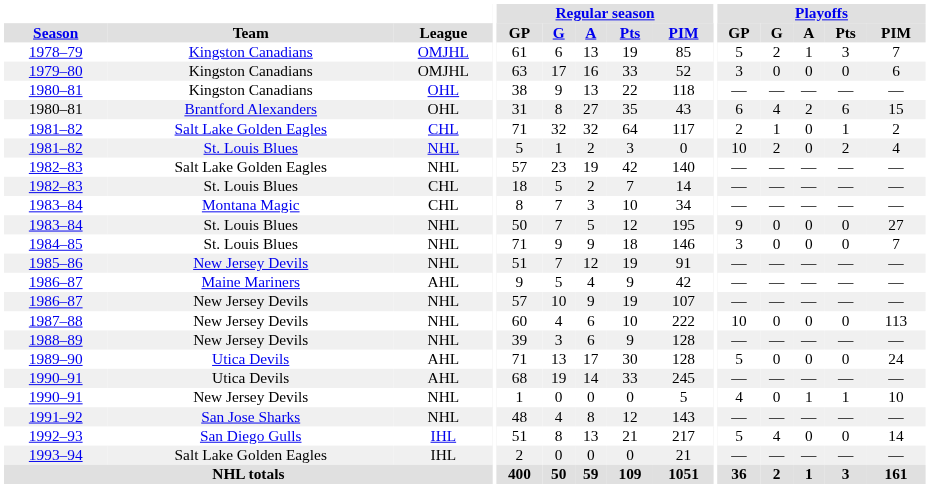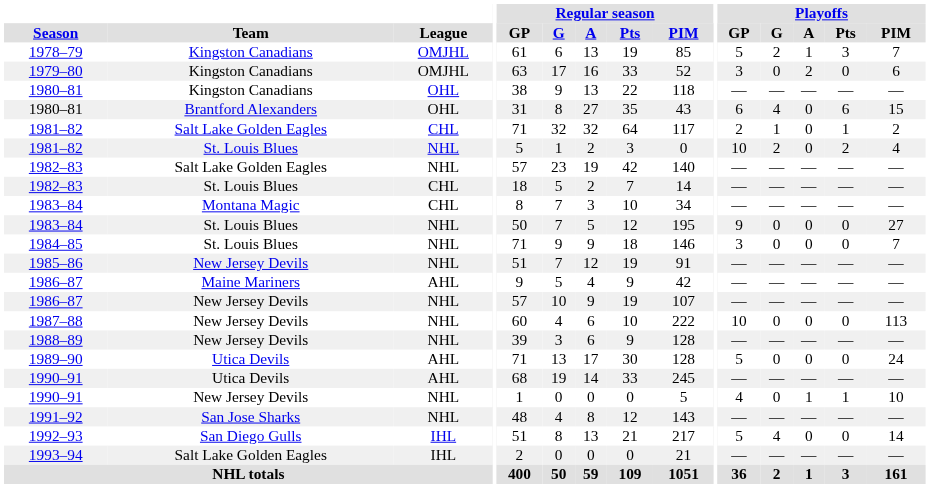(809, 71) 0 -> (809, 71) 2
(809, 109) 2 -> (809, 109) 0
